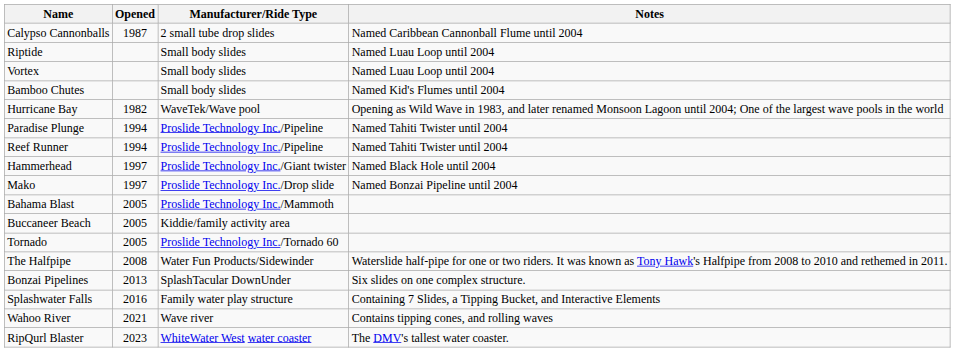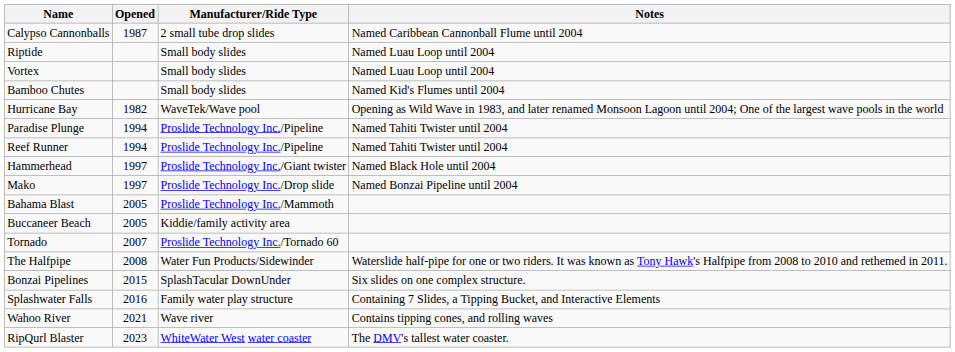(135, 242) 2005 -> (135, 242) 2007
(135, 280) 2013 -> (135, 280) 2015
